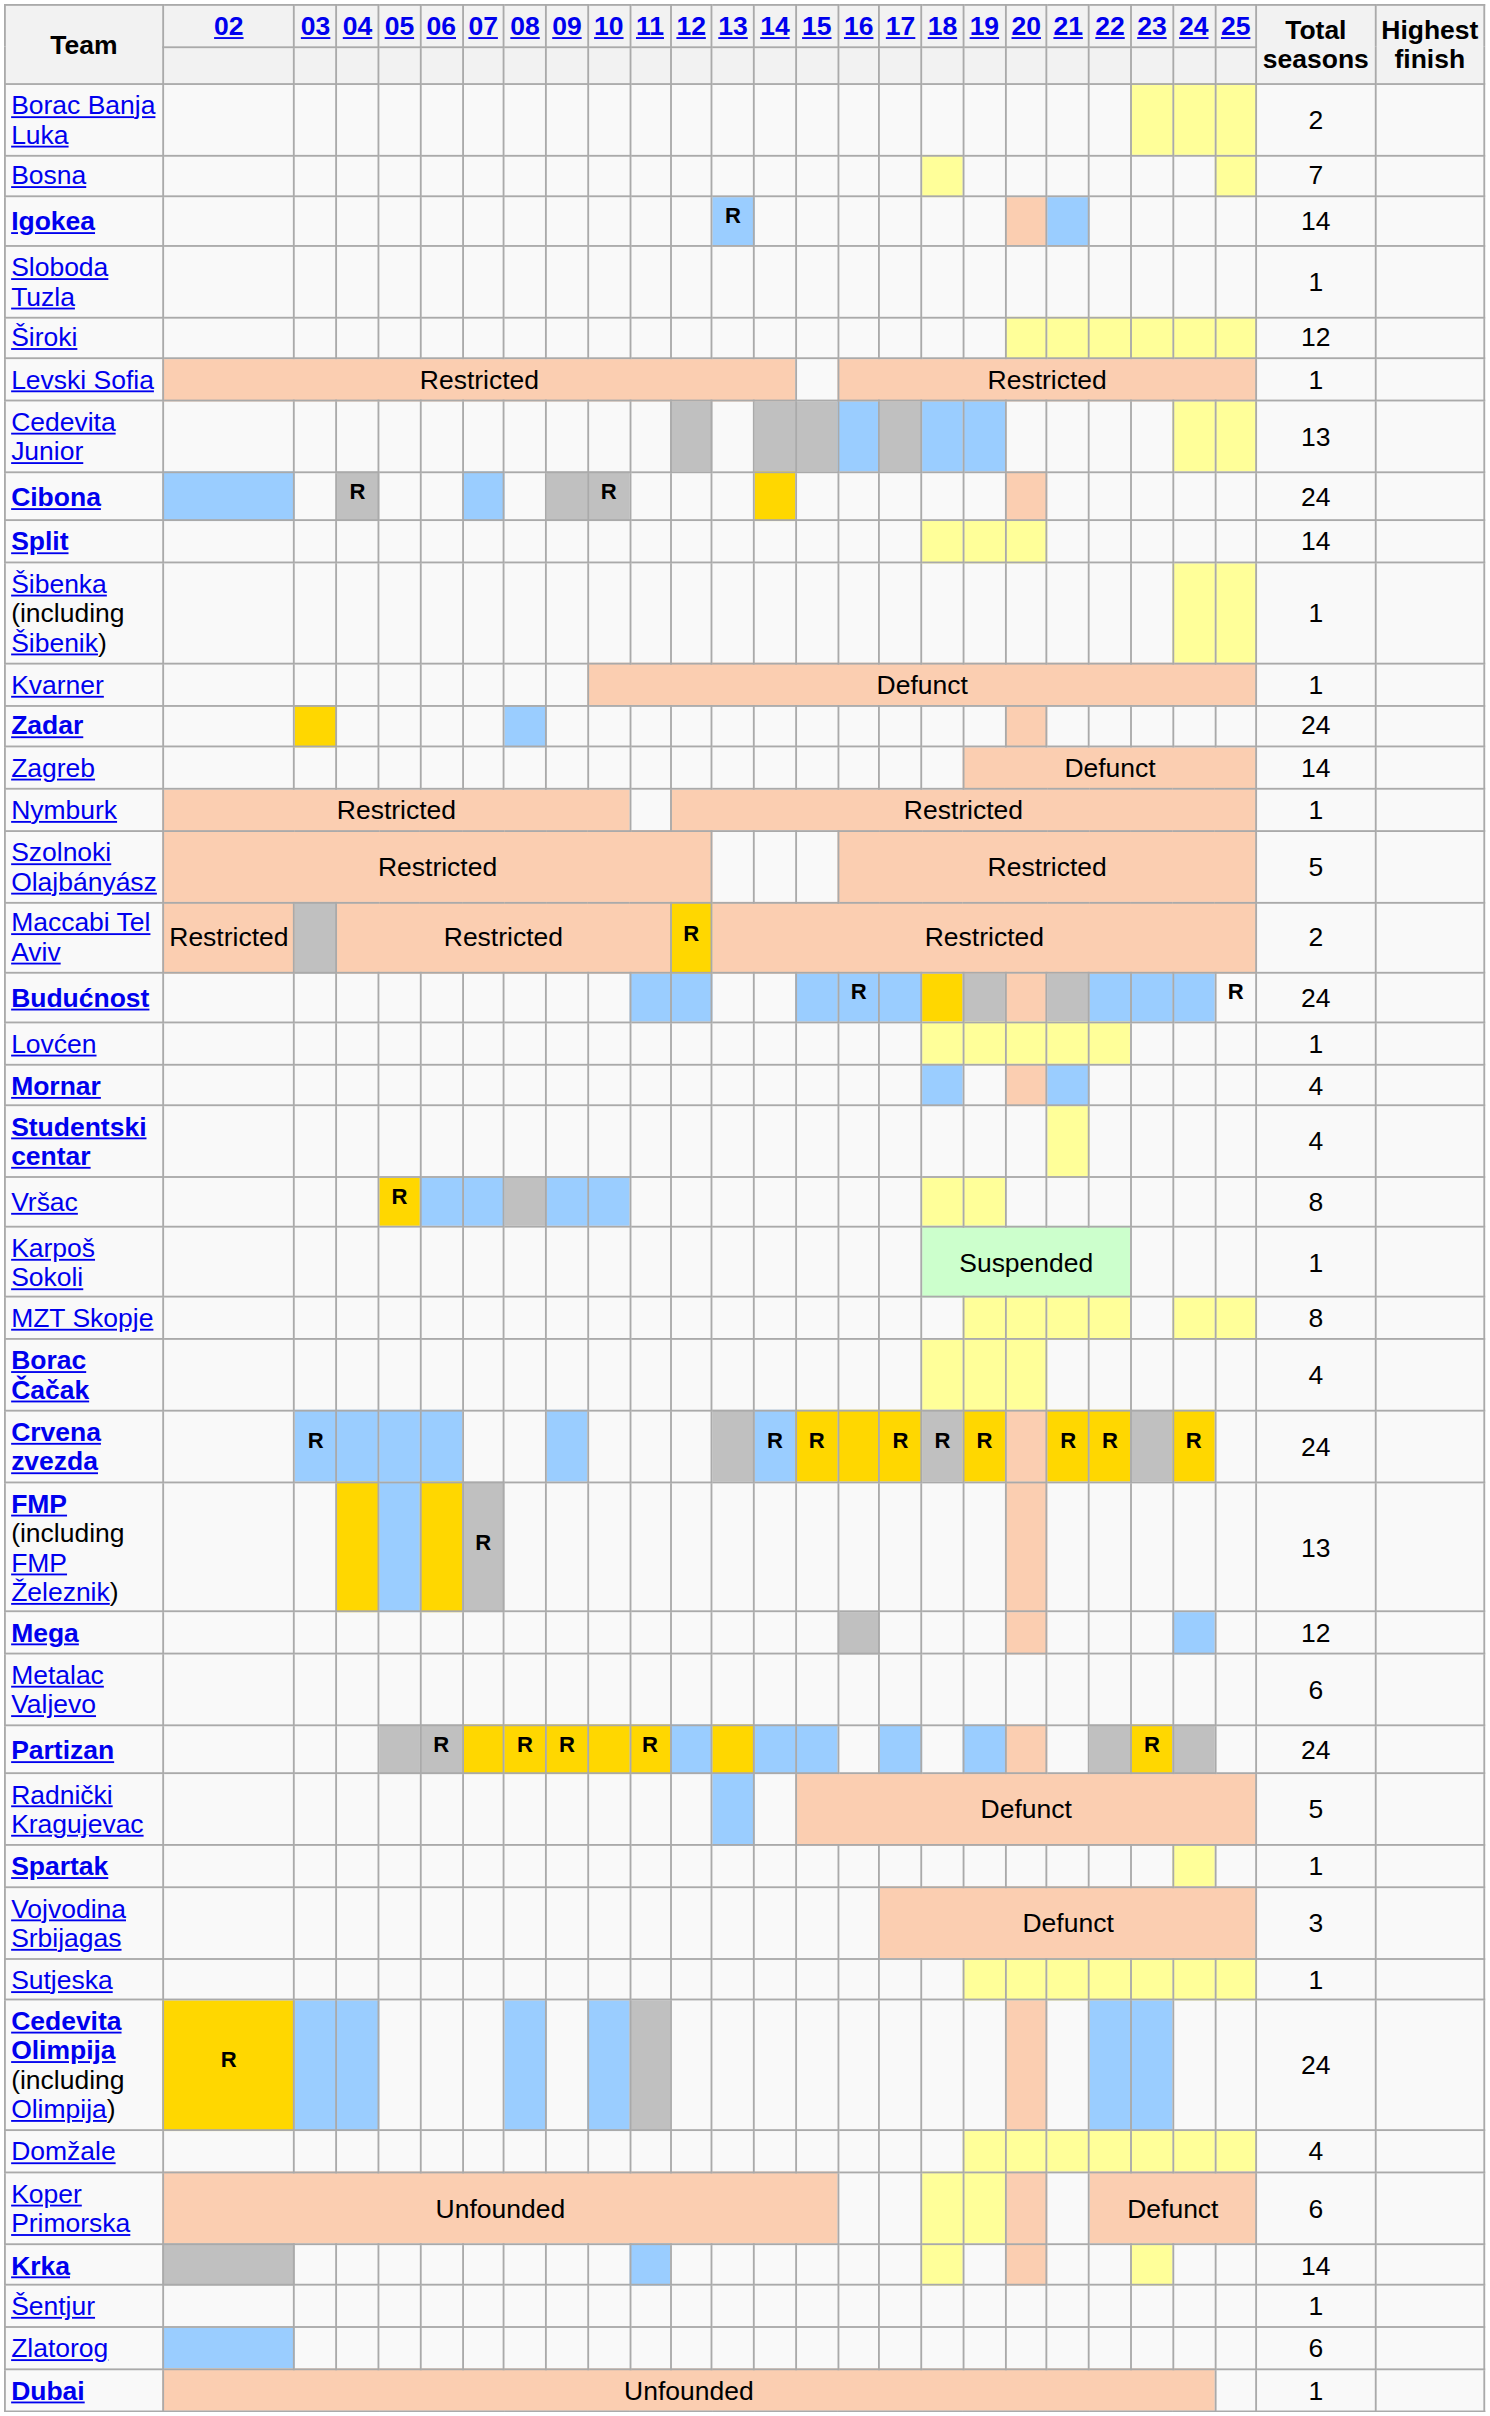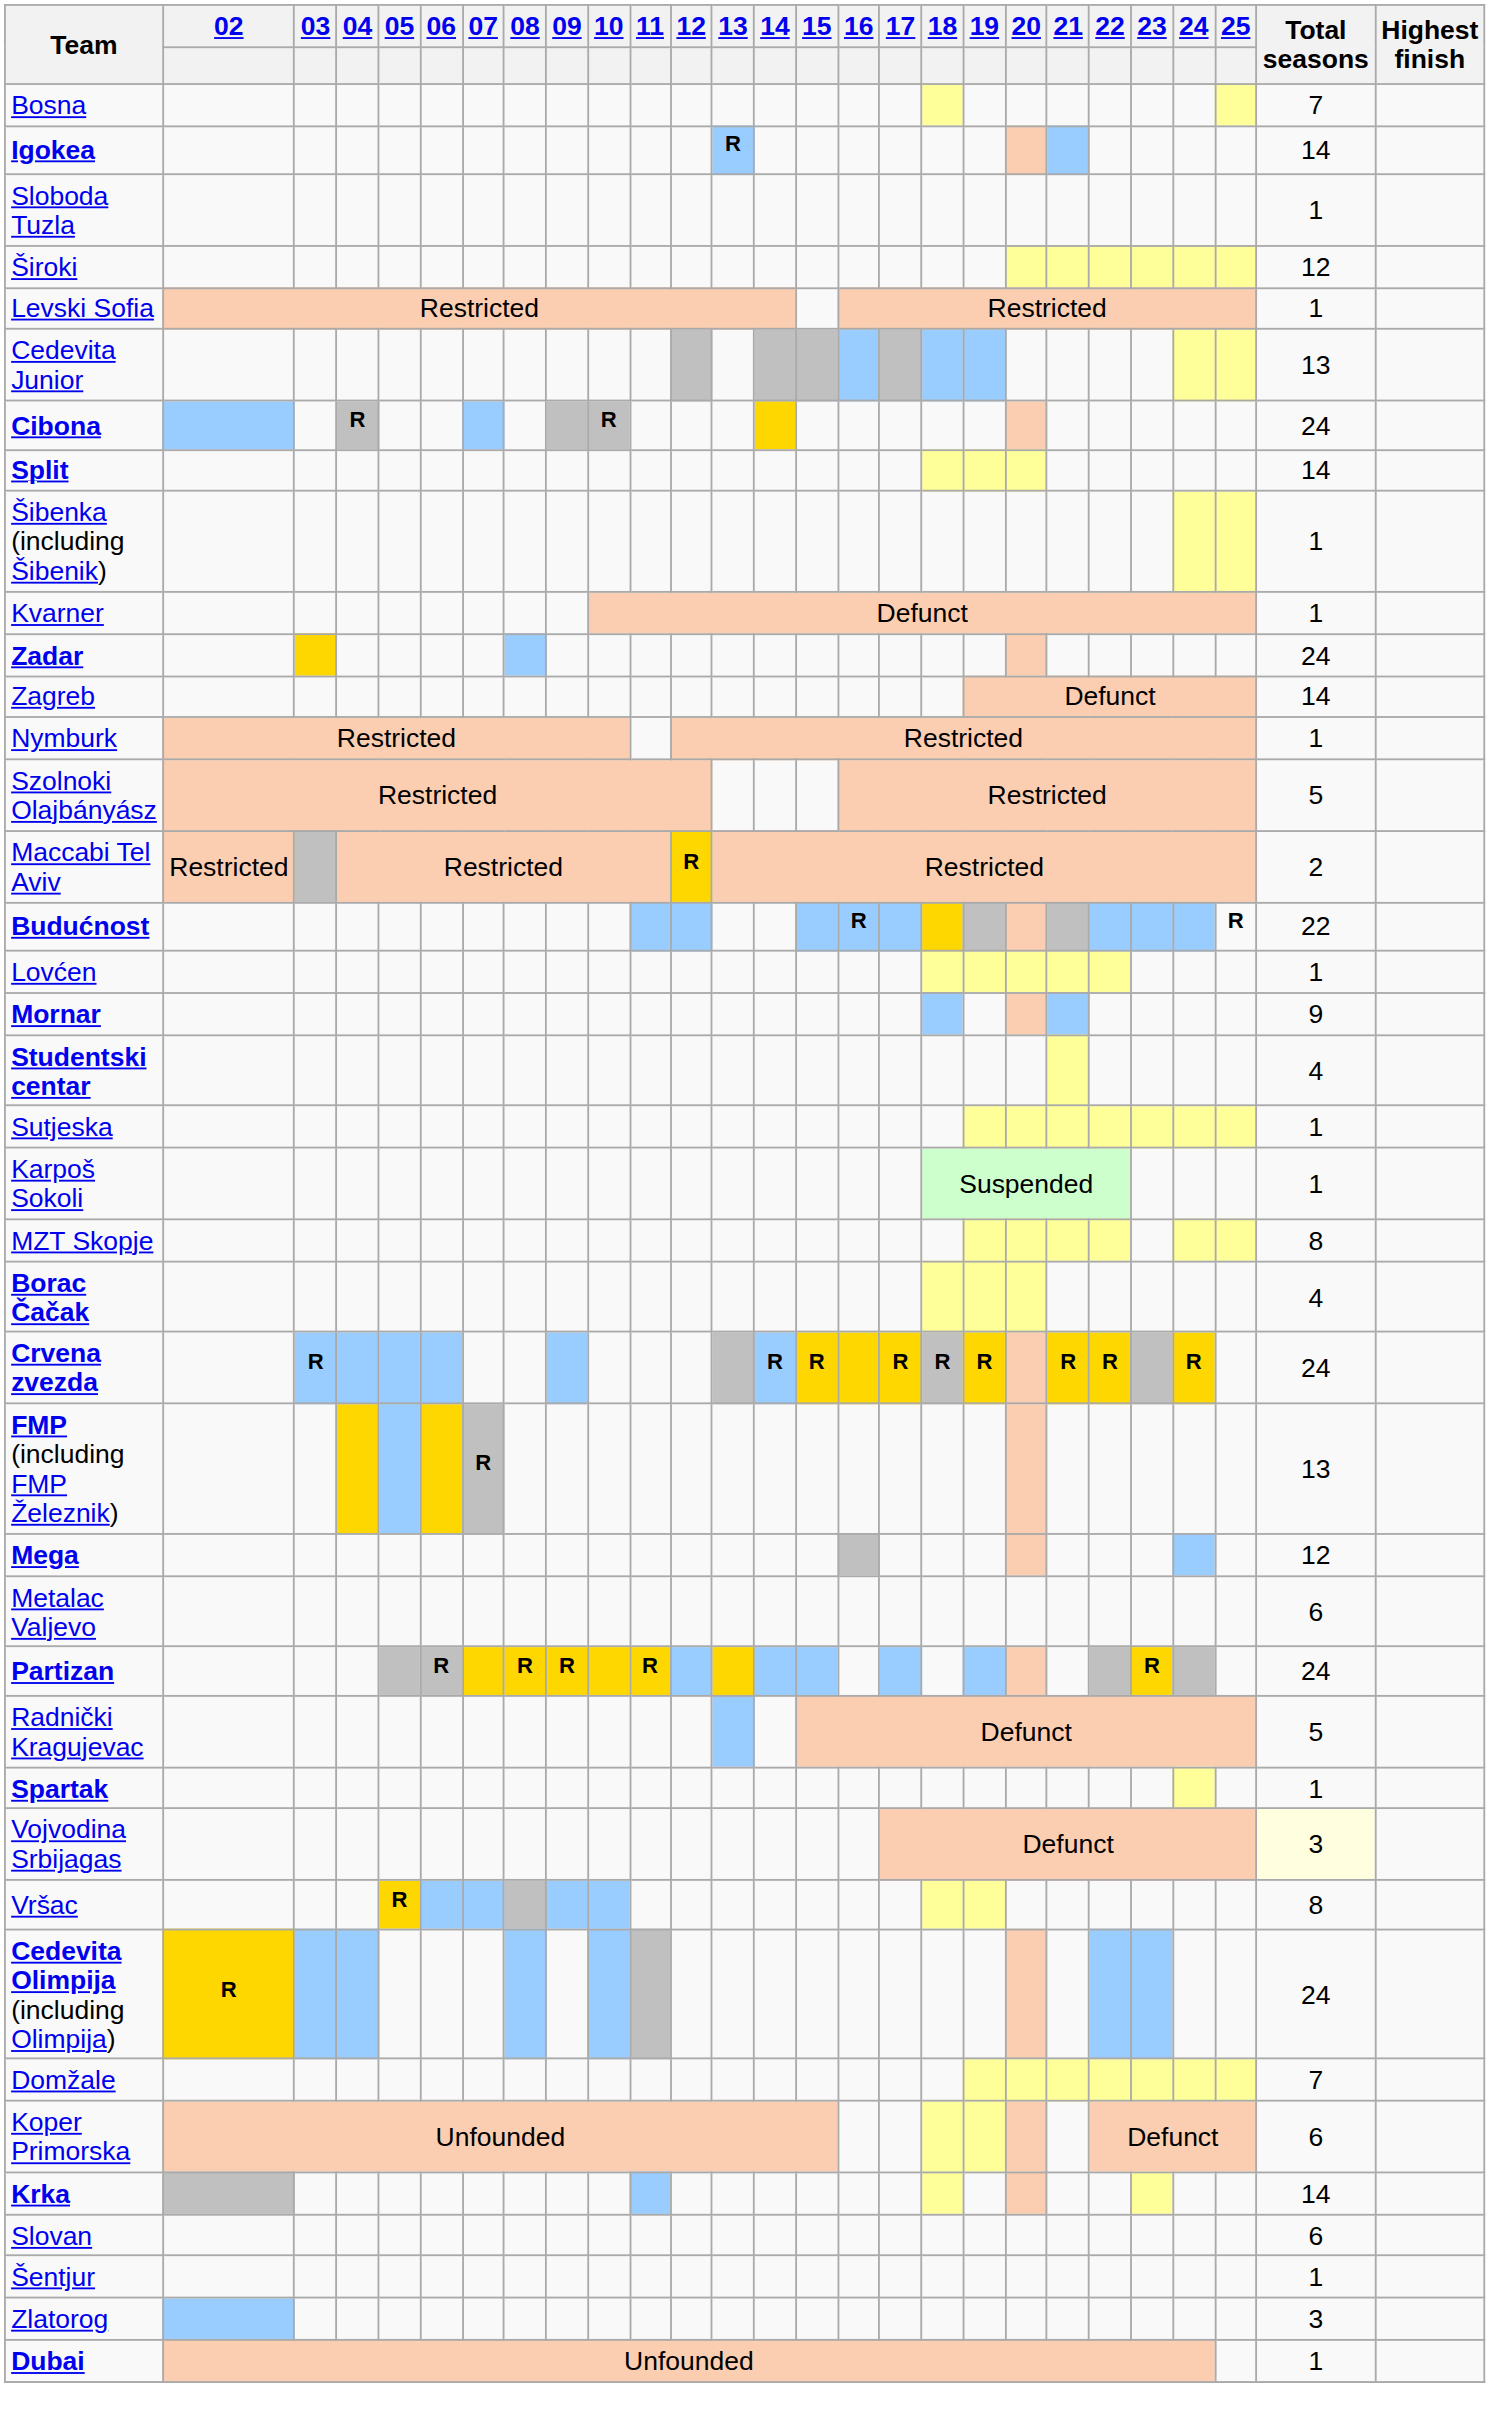- row: (83, 120)
(1316, 998) 24 -> (1316, 927) 22
(1316, 1085) 4 -> (1316, 1014) 9
rows swapped: (62, 1980) <-> (44, 1202)
(1316, 1923) no background -> (1316, 1845) lightyellow background
(1316, 2152) 4 -> (1316, 2081) 7
+ row: (52, 2236)
(1316, 2349) 6 -> (1316, 2319) 3
